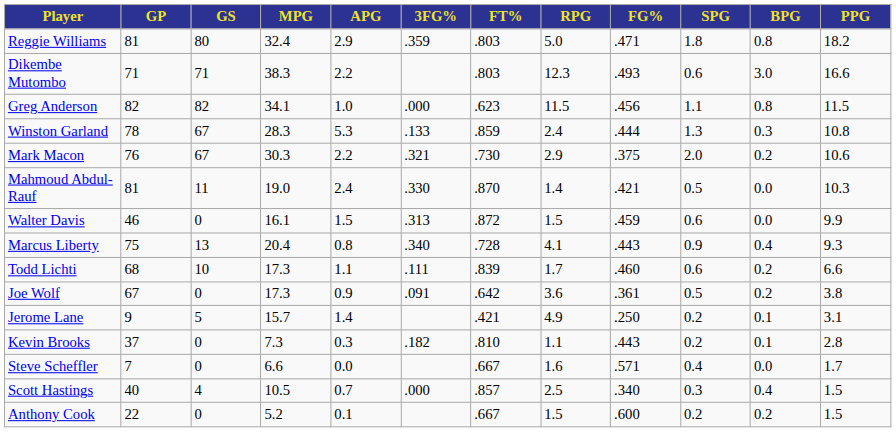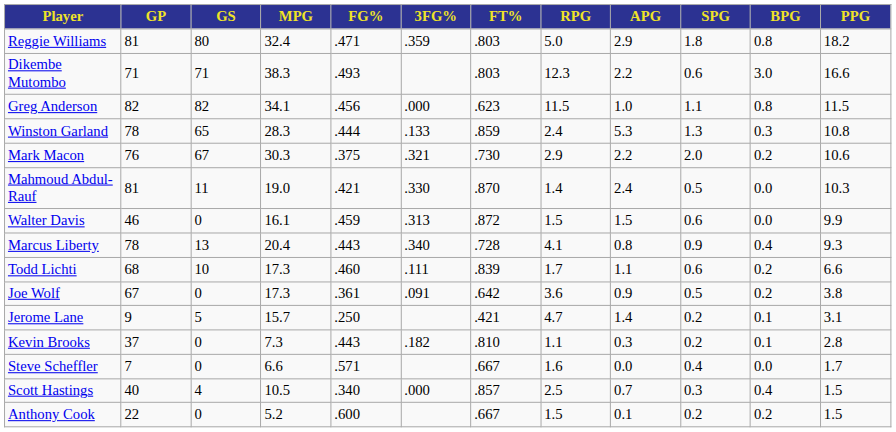columns swapped: (646, 17) <-> (366, 17)
(202, 131) 67 -> (202, 131) 65
(132, 245) 75 -> (132, 245) 78
(553, 318) 4.9 -> (553, 318) 4.7
